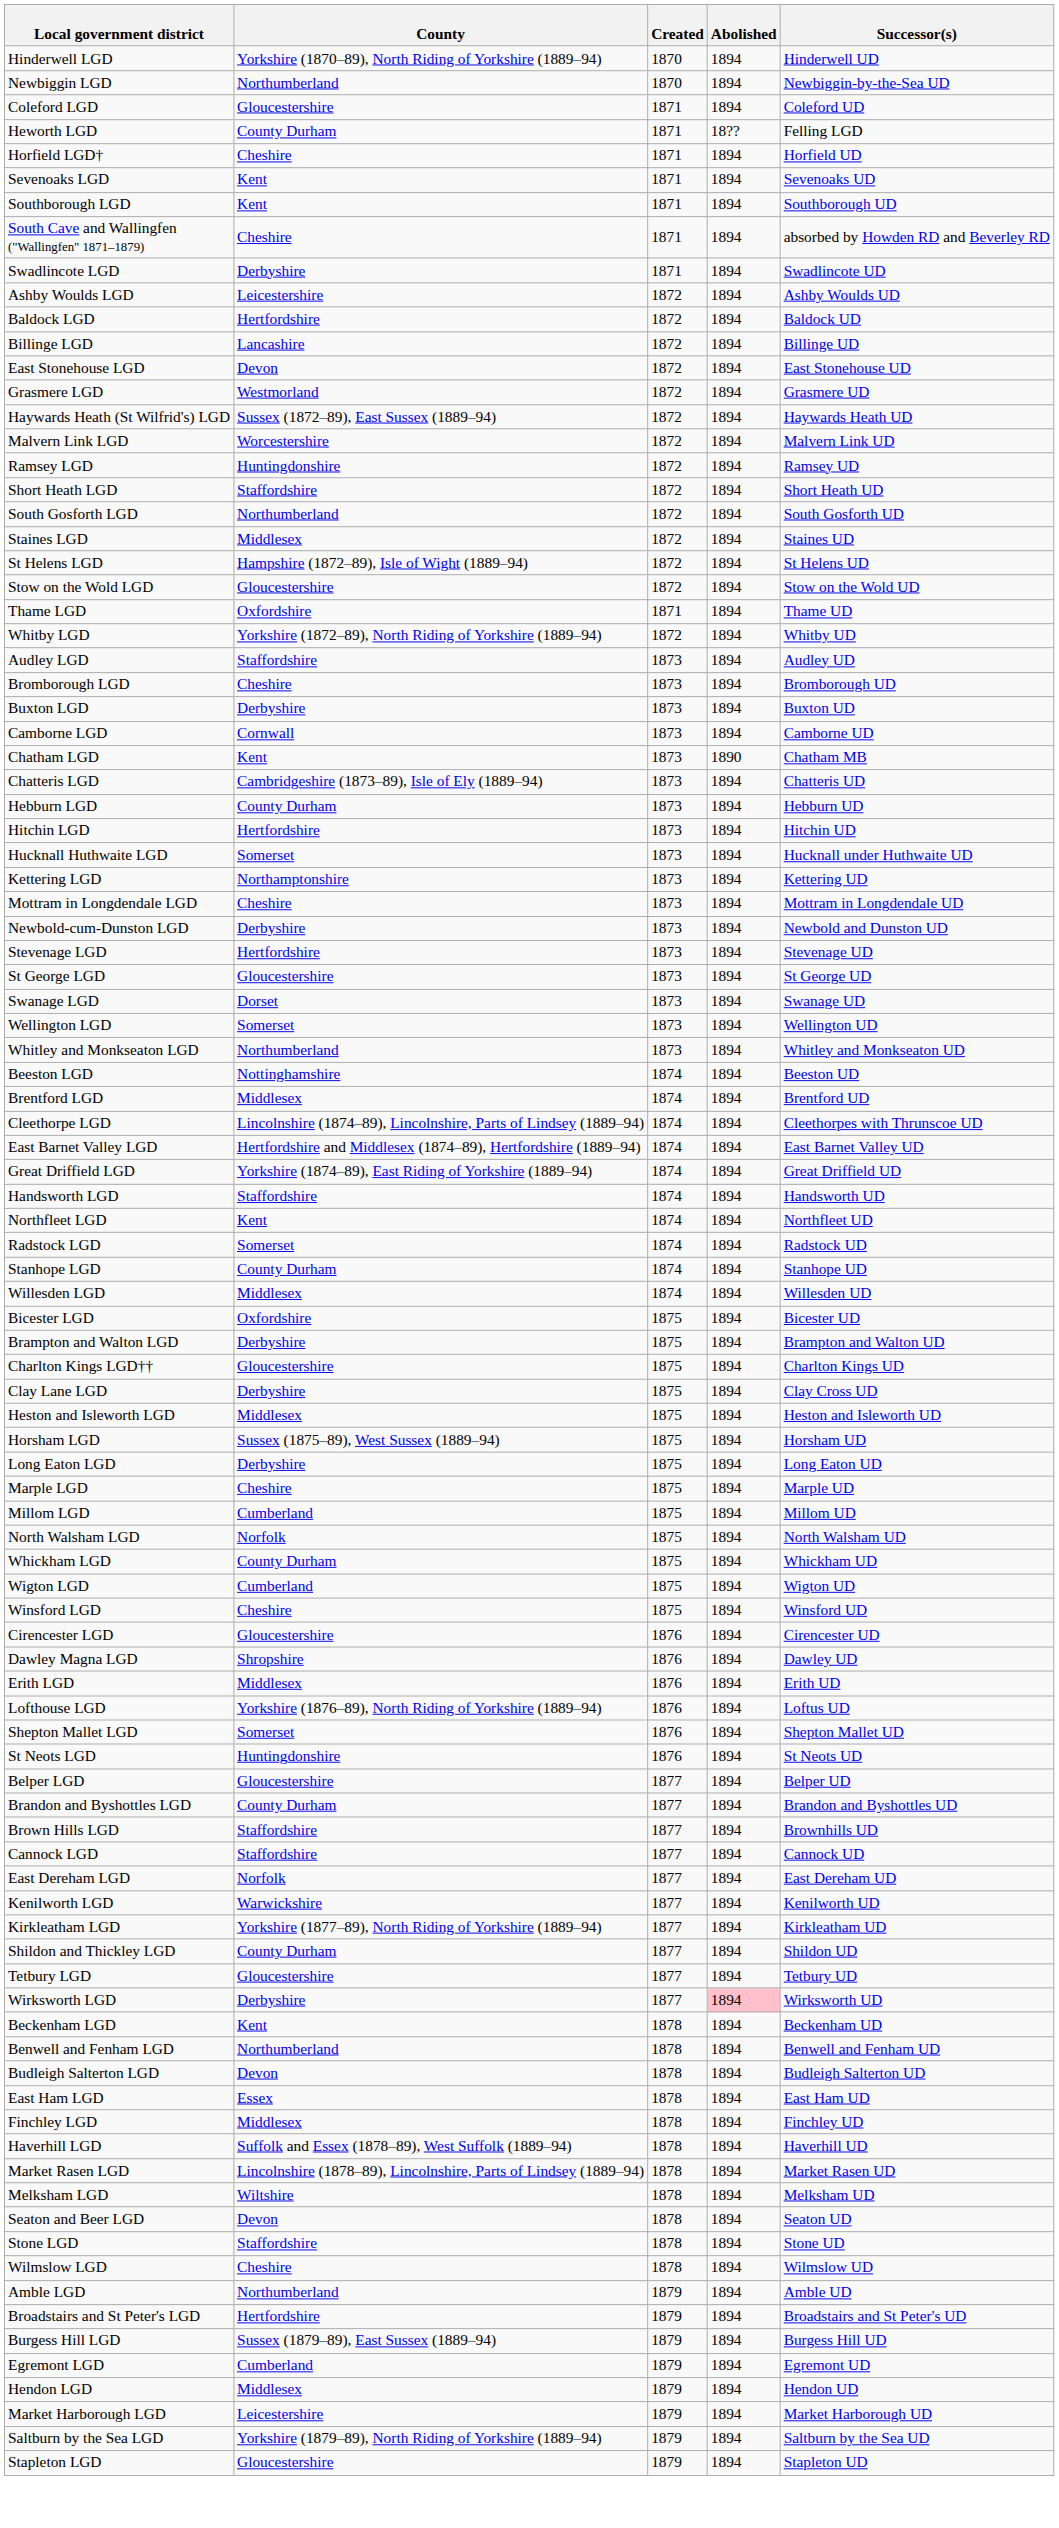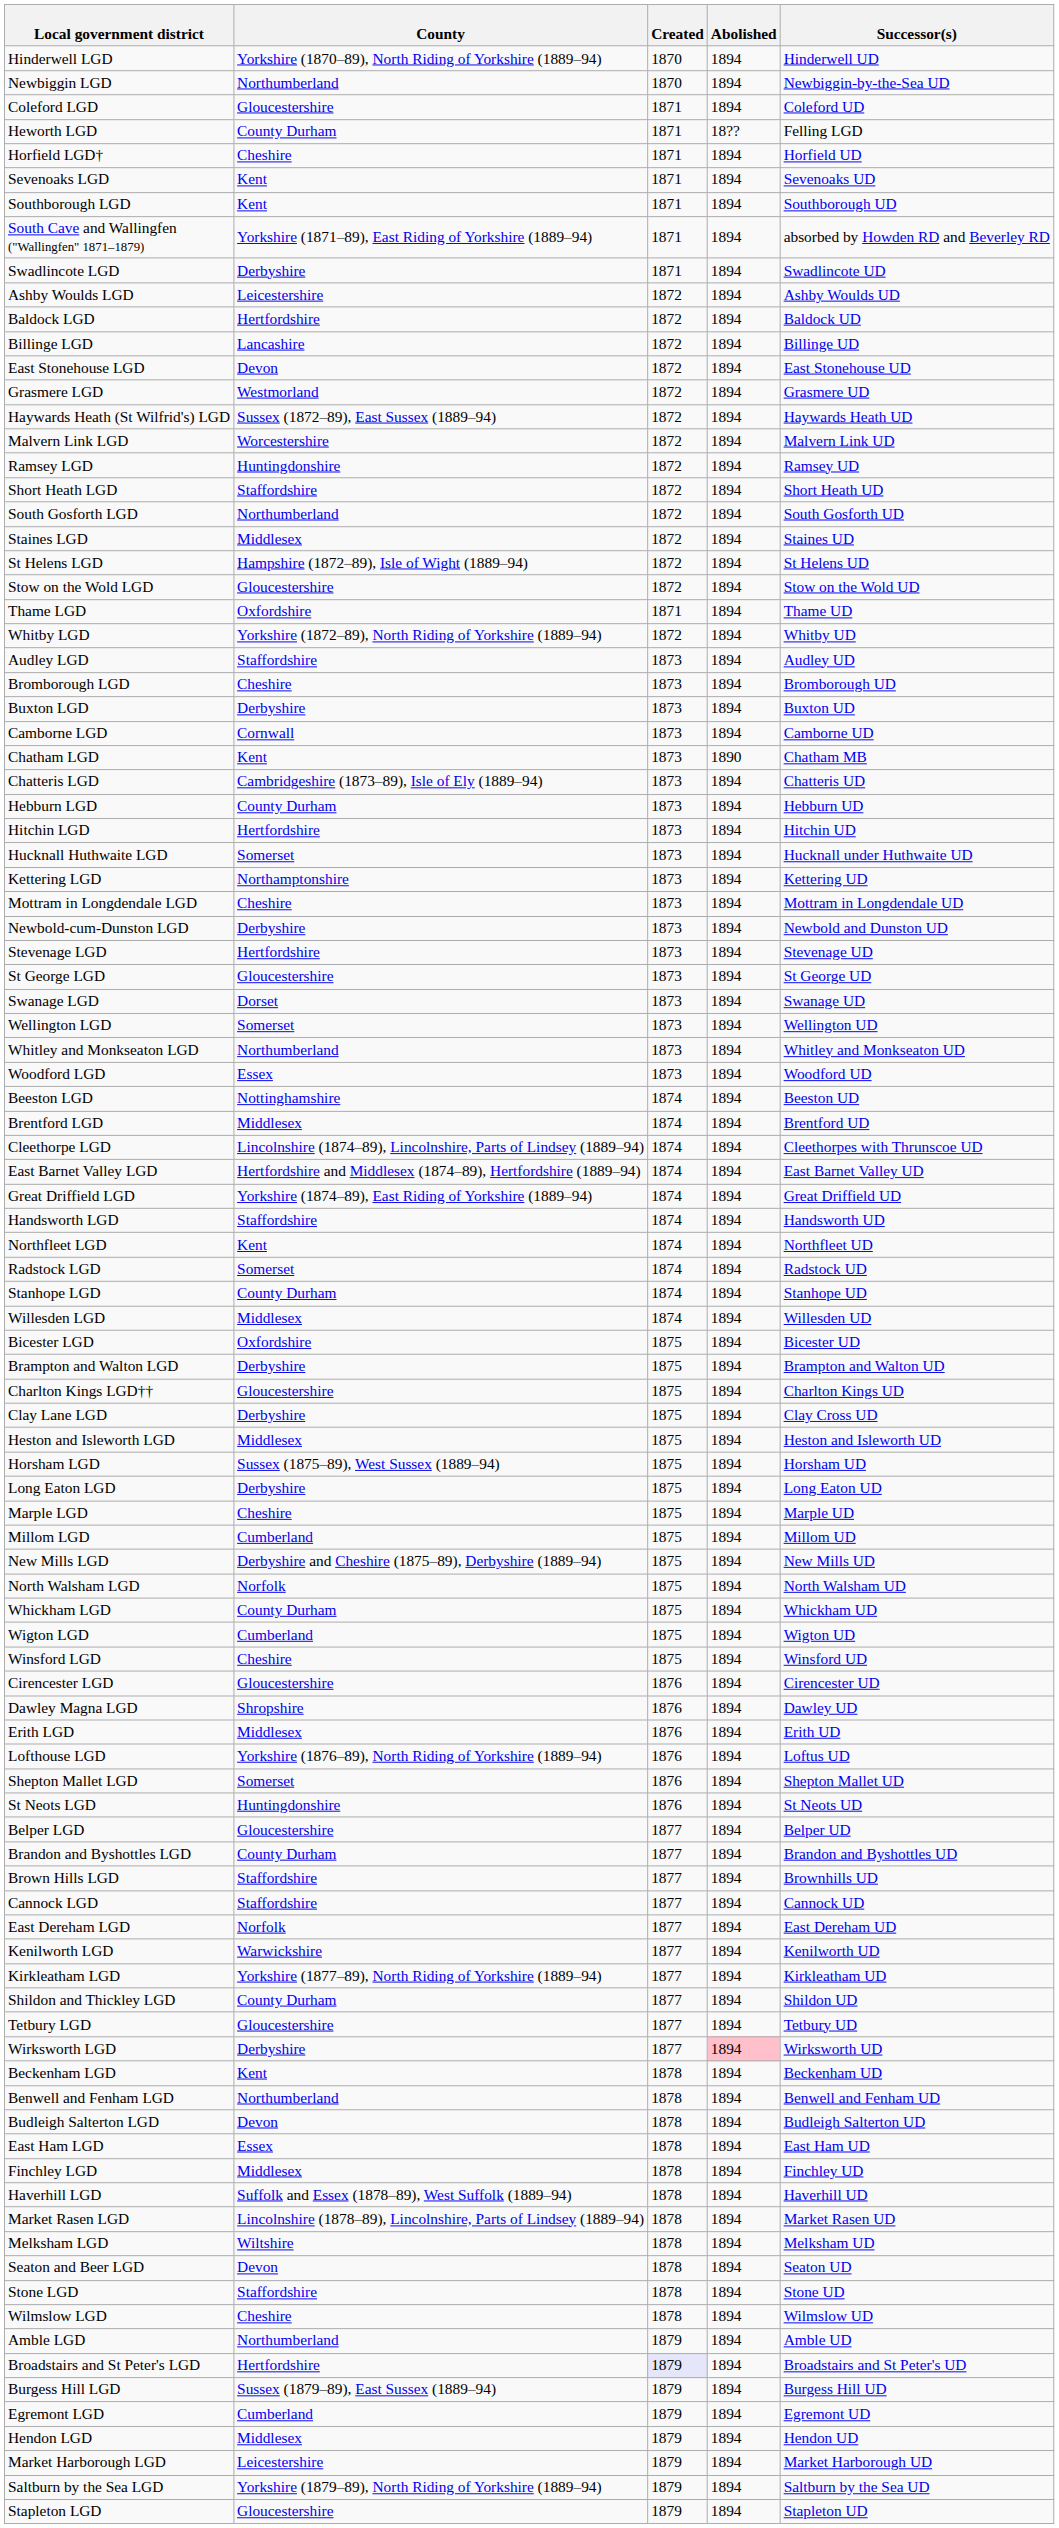(264, 237) Cheshire -> (415, 237) Yorkshire (1871–89), East Riding of Yorkshire (1889–94)
+ row: (57, 1074)
+ row: (58, 1561)
(667, 2316) no background -> (667, 2365) lavender background
